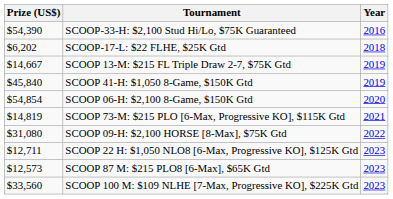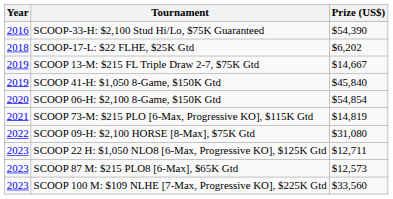columns swapped: (374, 13) <-> (34, 13)
